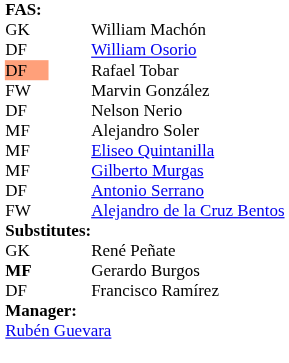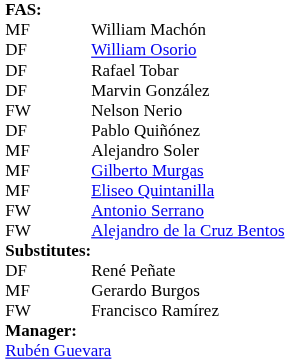(18, 29) GK -> (18, 29) MF
(16, 70) lightsalmon background -> (16, 70) no background
(18, 90) FW -> (16, 90) DF
(16, 110) DF -> (18, 110) FW
+ row: (146, 130)
rows swapped: (147, 170) <-> (153, 150)
(16, 190) DF -> (18, 210) FW
(18, 250) GK -> (16, 270) DF
(18, 270) bold -> (18, 290) normal
(16, 290) DF -> (18, 310) FW
